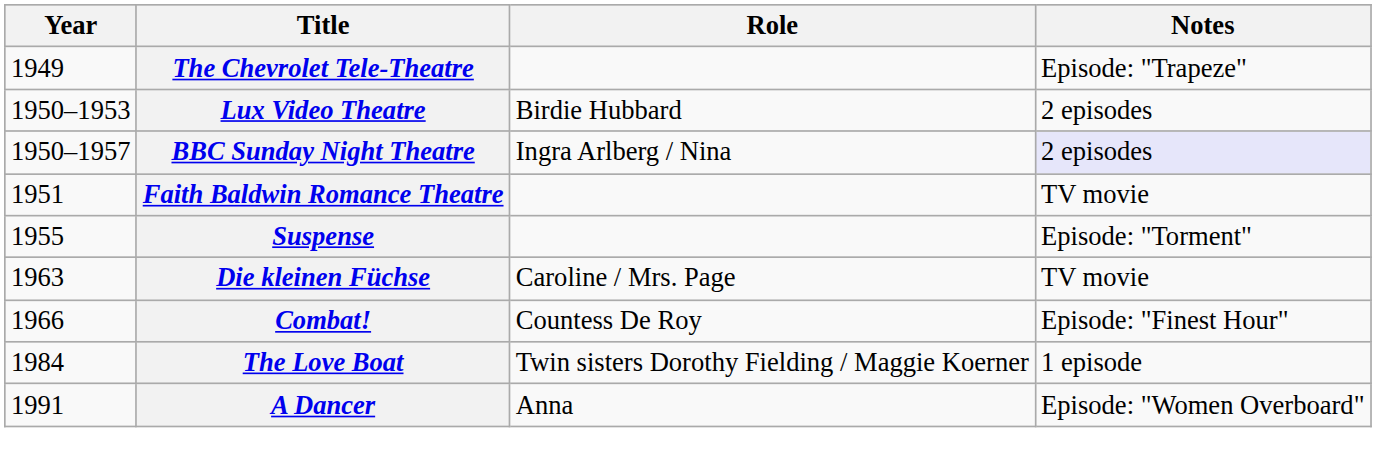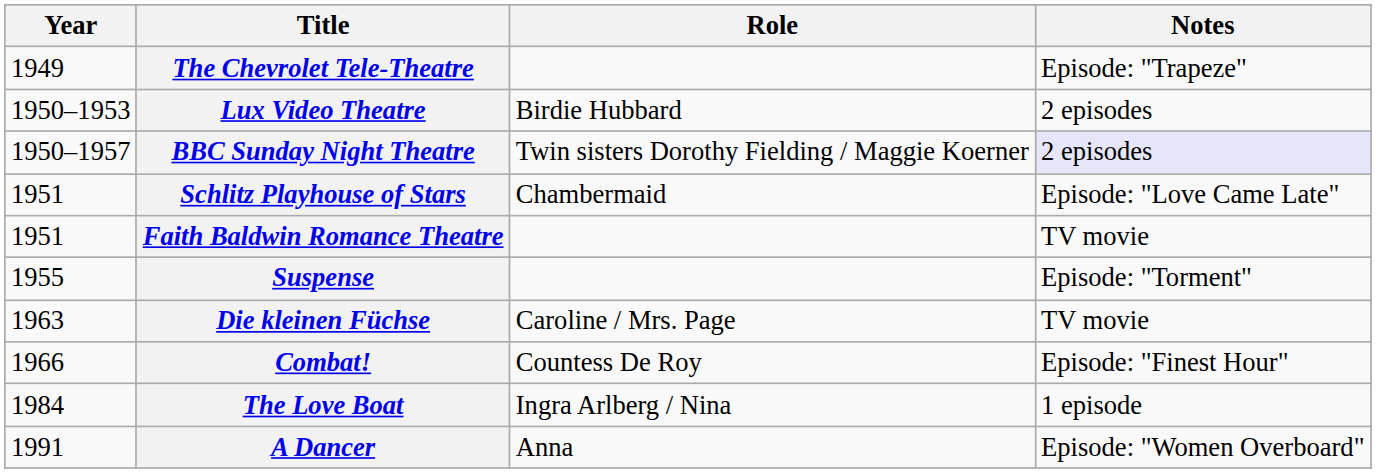(624, 151) Ingra Arlberg / Nina -> (772, 151) Twin sisters Dorothy Fielding / Maggie Koerner
+ row: (323, 194)
(772, 362) Twin sisters Dorothy Fielding / Maggie Koerner -> (624, 404) Ingra Arlberg / Nina
